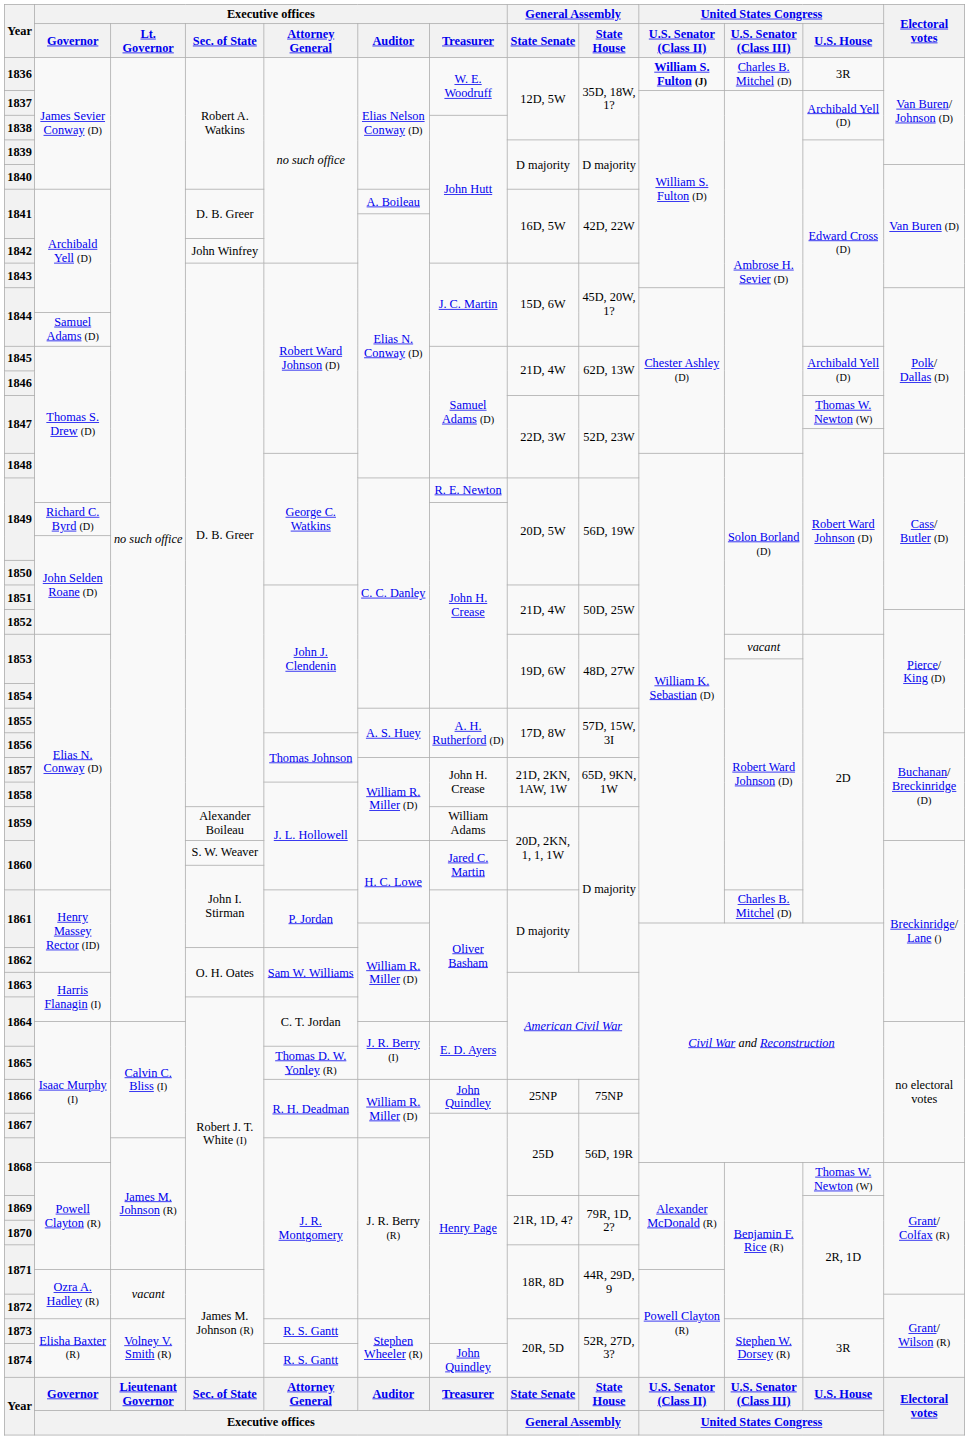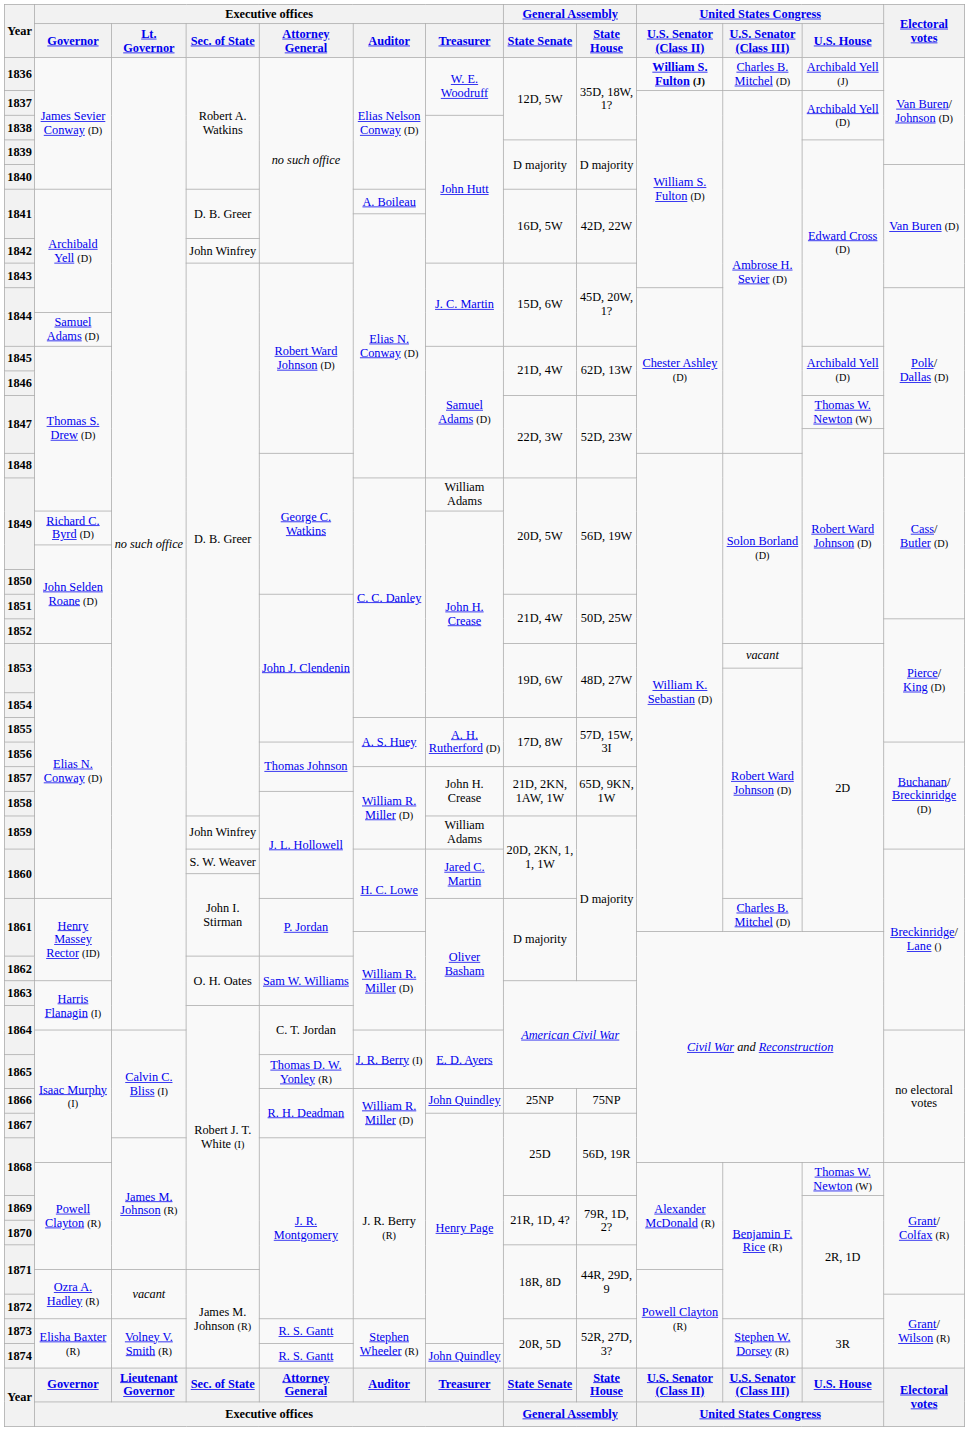(843, 74) 3R -> (843, 74) Archibald Yell (J)
(468, 490) R. E. Newton -> (464, 494) William Adams
(225, 823) Alexander Boileau -> (223, 832) John Winfrey
